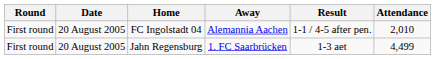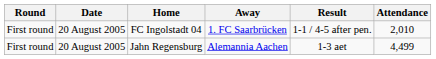(247, 29) Alemannia Aachen -> (247, 29) 1. FC Saarbrücken
(247, 46) 1. FC Saarbrücken -> (247, 46) Alemannia Aachen
